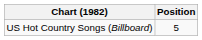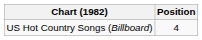(176, 27) 5 -> (176, 27) 4
